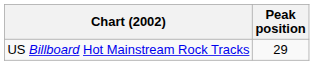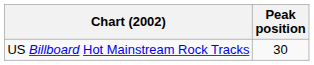(281, 49) 29 -> (281, 49) 30
